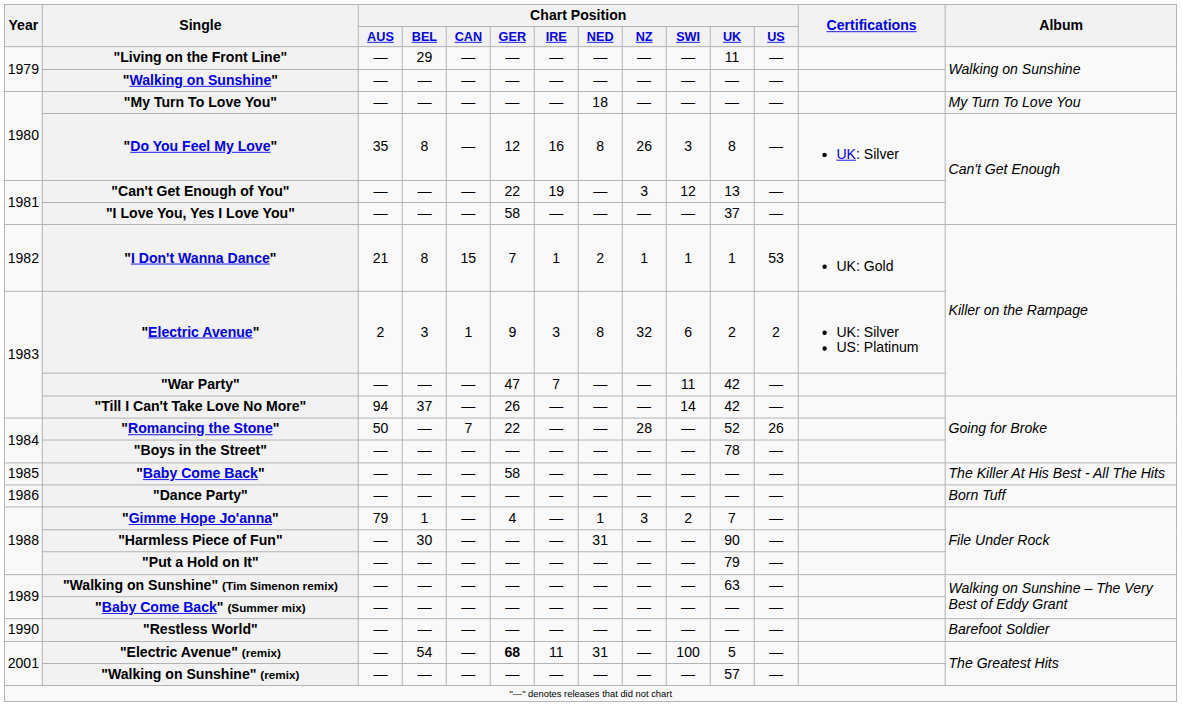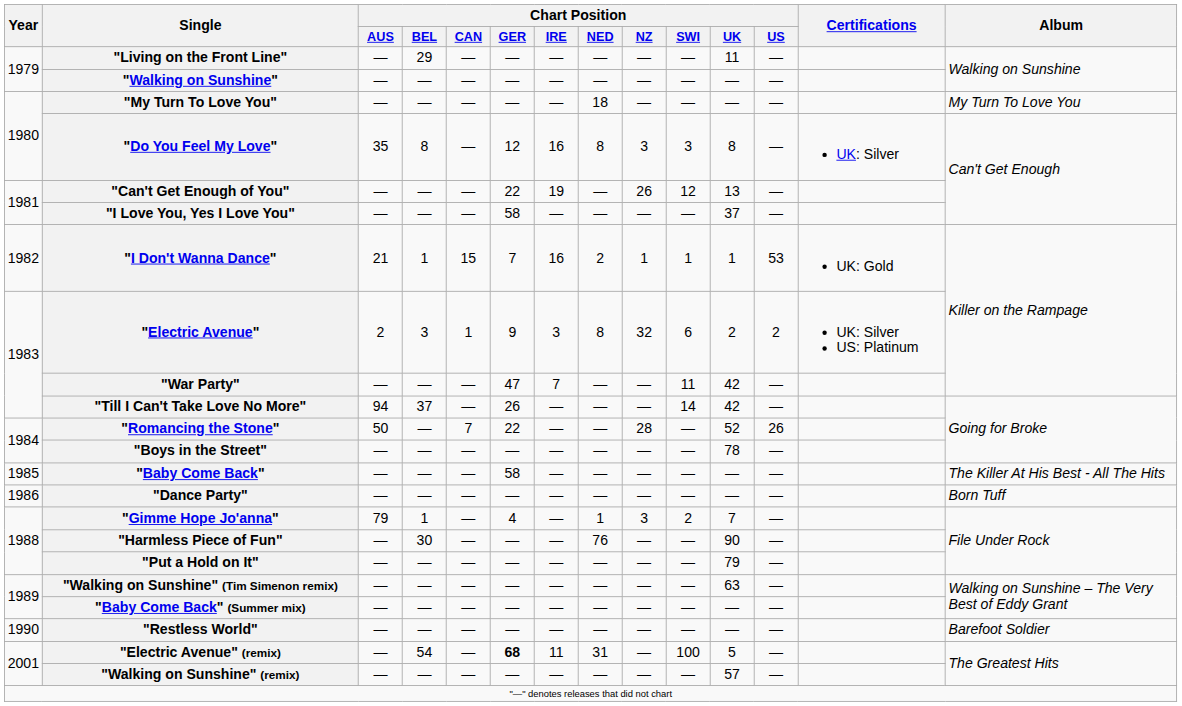(644, 147) 26 -> (644, 147) 3
(644, 191) 3 -> (644, 191) 26
(424, 257) 8 -> (424, 257) 1
(556, 257) 1 -> (556, 257) 16
(600, 540) 31 -> (600, 540) 76
